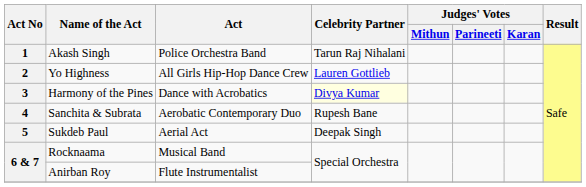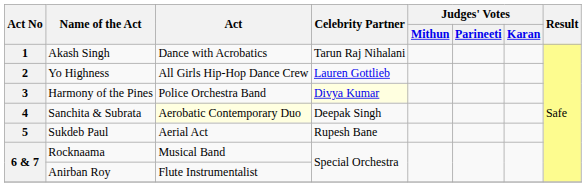(212, 54) Police Orchestra Band -> (213, 54) Dance with Acrobatics
(213, 93) Dance with Acrobatics -> (212, 93) Police Orchestra Band
(230, 113) no background -> (230, 113) lightyellow background
(346, 113) Rupesh Bane -> (348, 113) Deepak Singh
(348, 133) Deepak Singh -> (346, 133) Rupesh Bane
